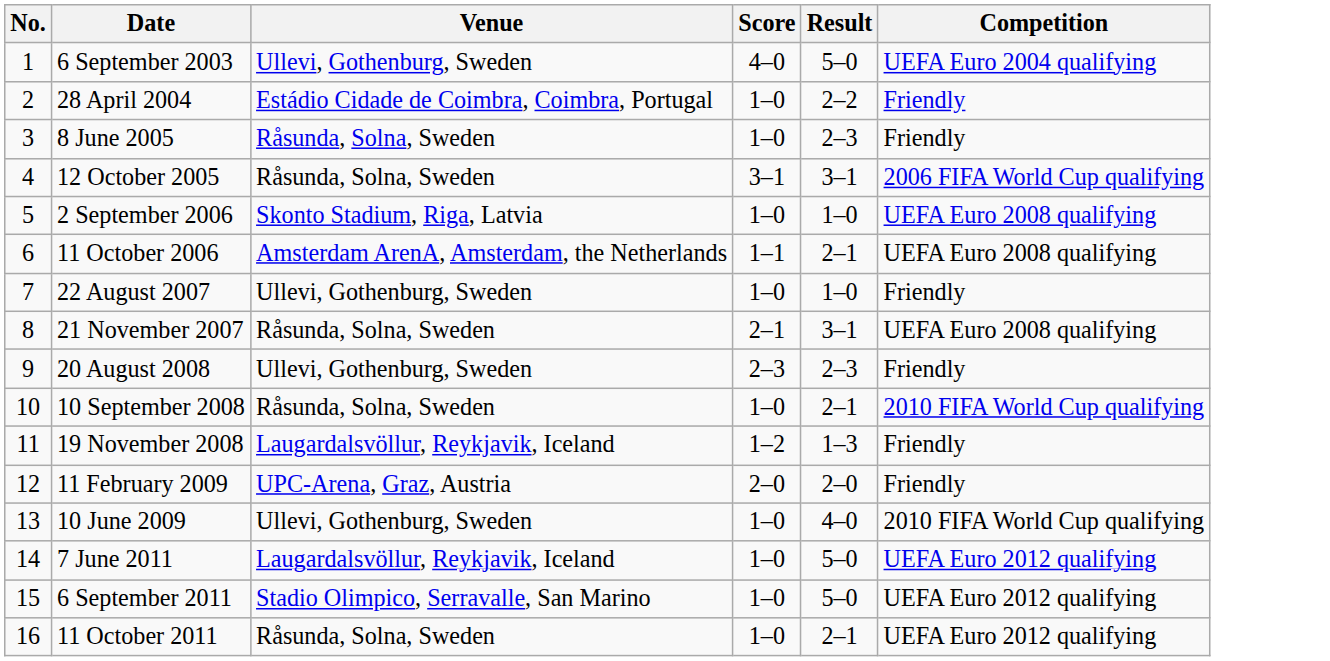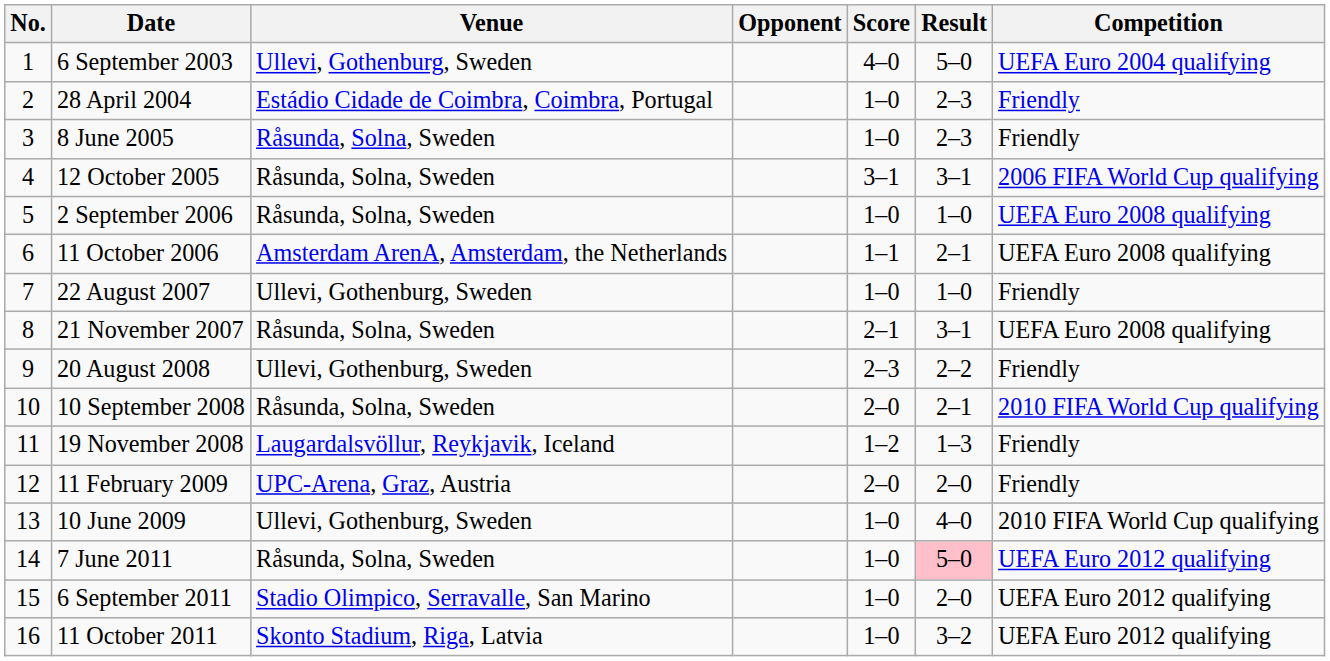+ column: (790, 23)
(840, 100) 2–2 -> (954, 100) 2–3
(399, 215) Skonto Stadium, Riga, Latvia -> (375, 215) Råsunda, Solna, Sweden
(840, 368) 2–3 -> (954, 368) 2–2
(767, 406) 1–0 -> (881, 406) 2–0
(435, 560) Laugardalsvöllur, Reykjavik, Iceland -> (375, 560) Råsunda, Solna, Sweden
(840, 560) no background -> (954, 560) pink background
(840, 598) 5–0 -> (954, 598) 2–0
(375, 636) Råsunda, Solna, Sweden -> (399, 636) Skonto Stadium, Riga, Latvia
(840, 636) 2–1 -> (954, 636) 3–2
